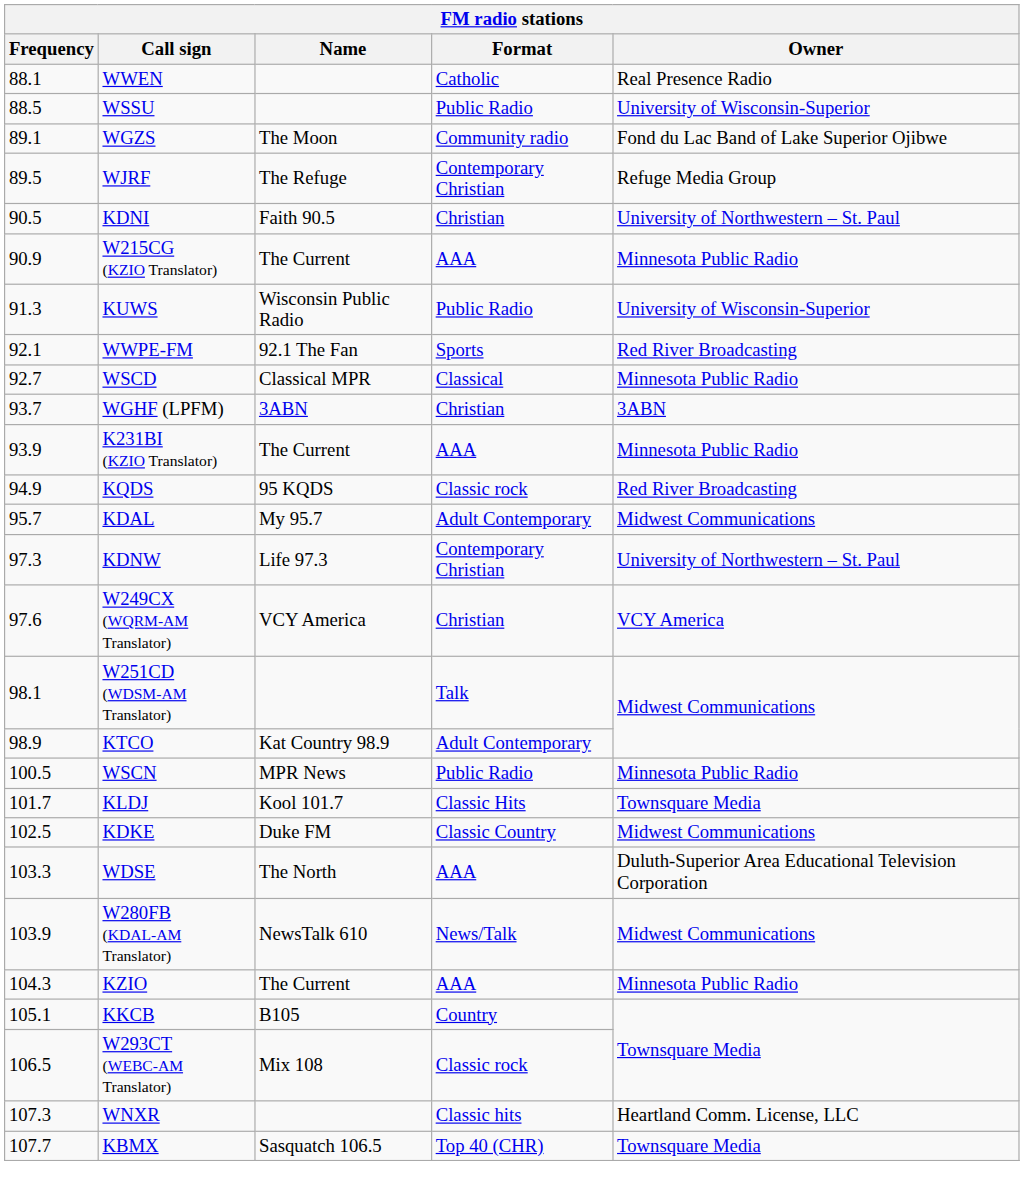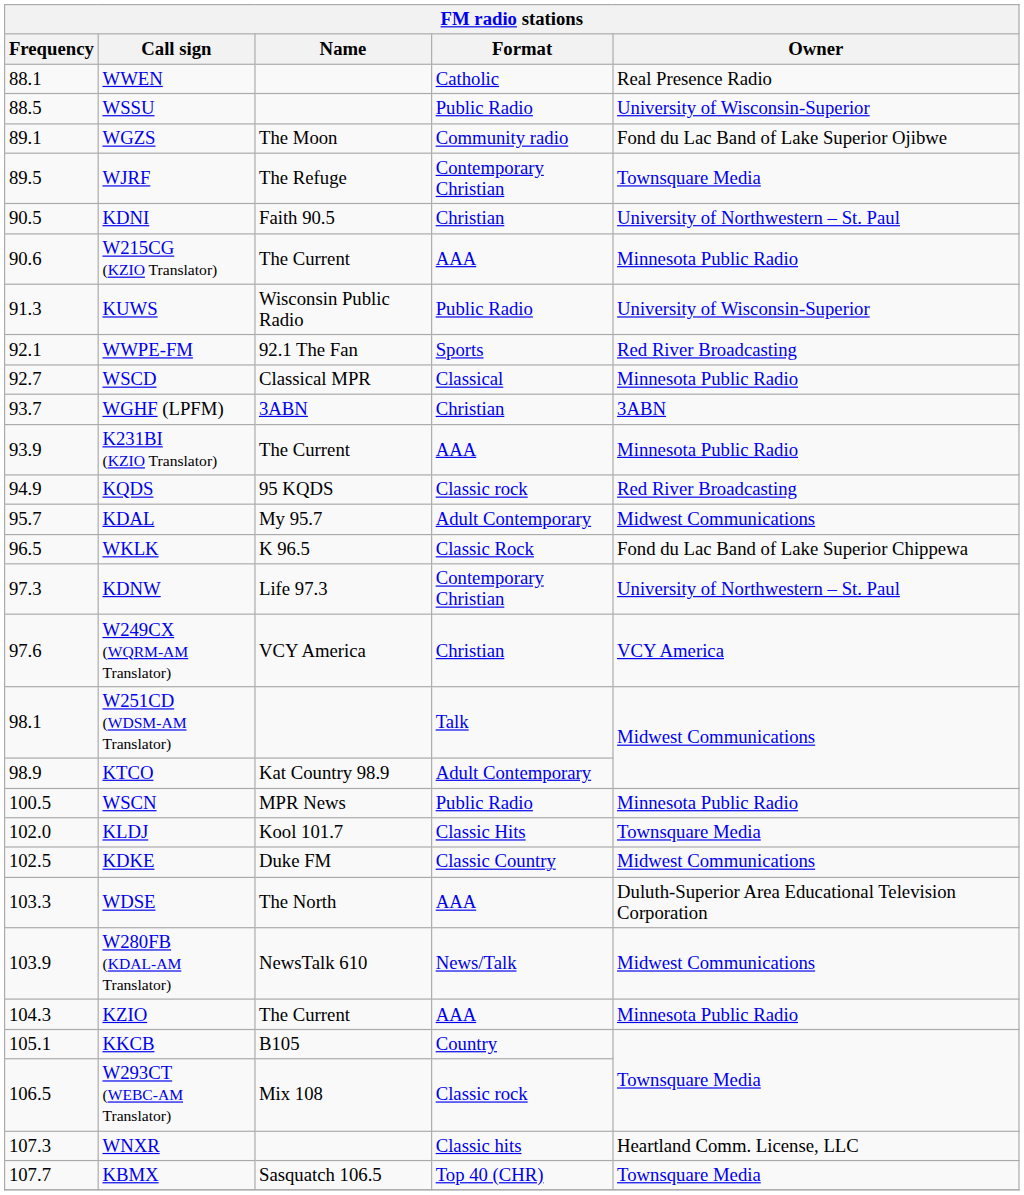(697, 178) Refuge Media Group -> (689, 178) Townsquare Media
(25, 258) 90.9 -> (25, 258) 90.6
+ row: (131, 548)
(30, 802) 101.7 -> (30, 832) 102.0
